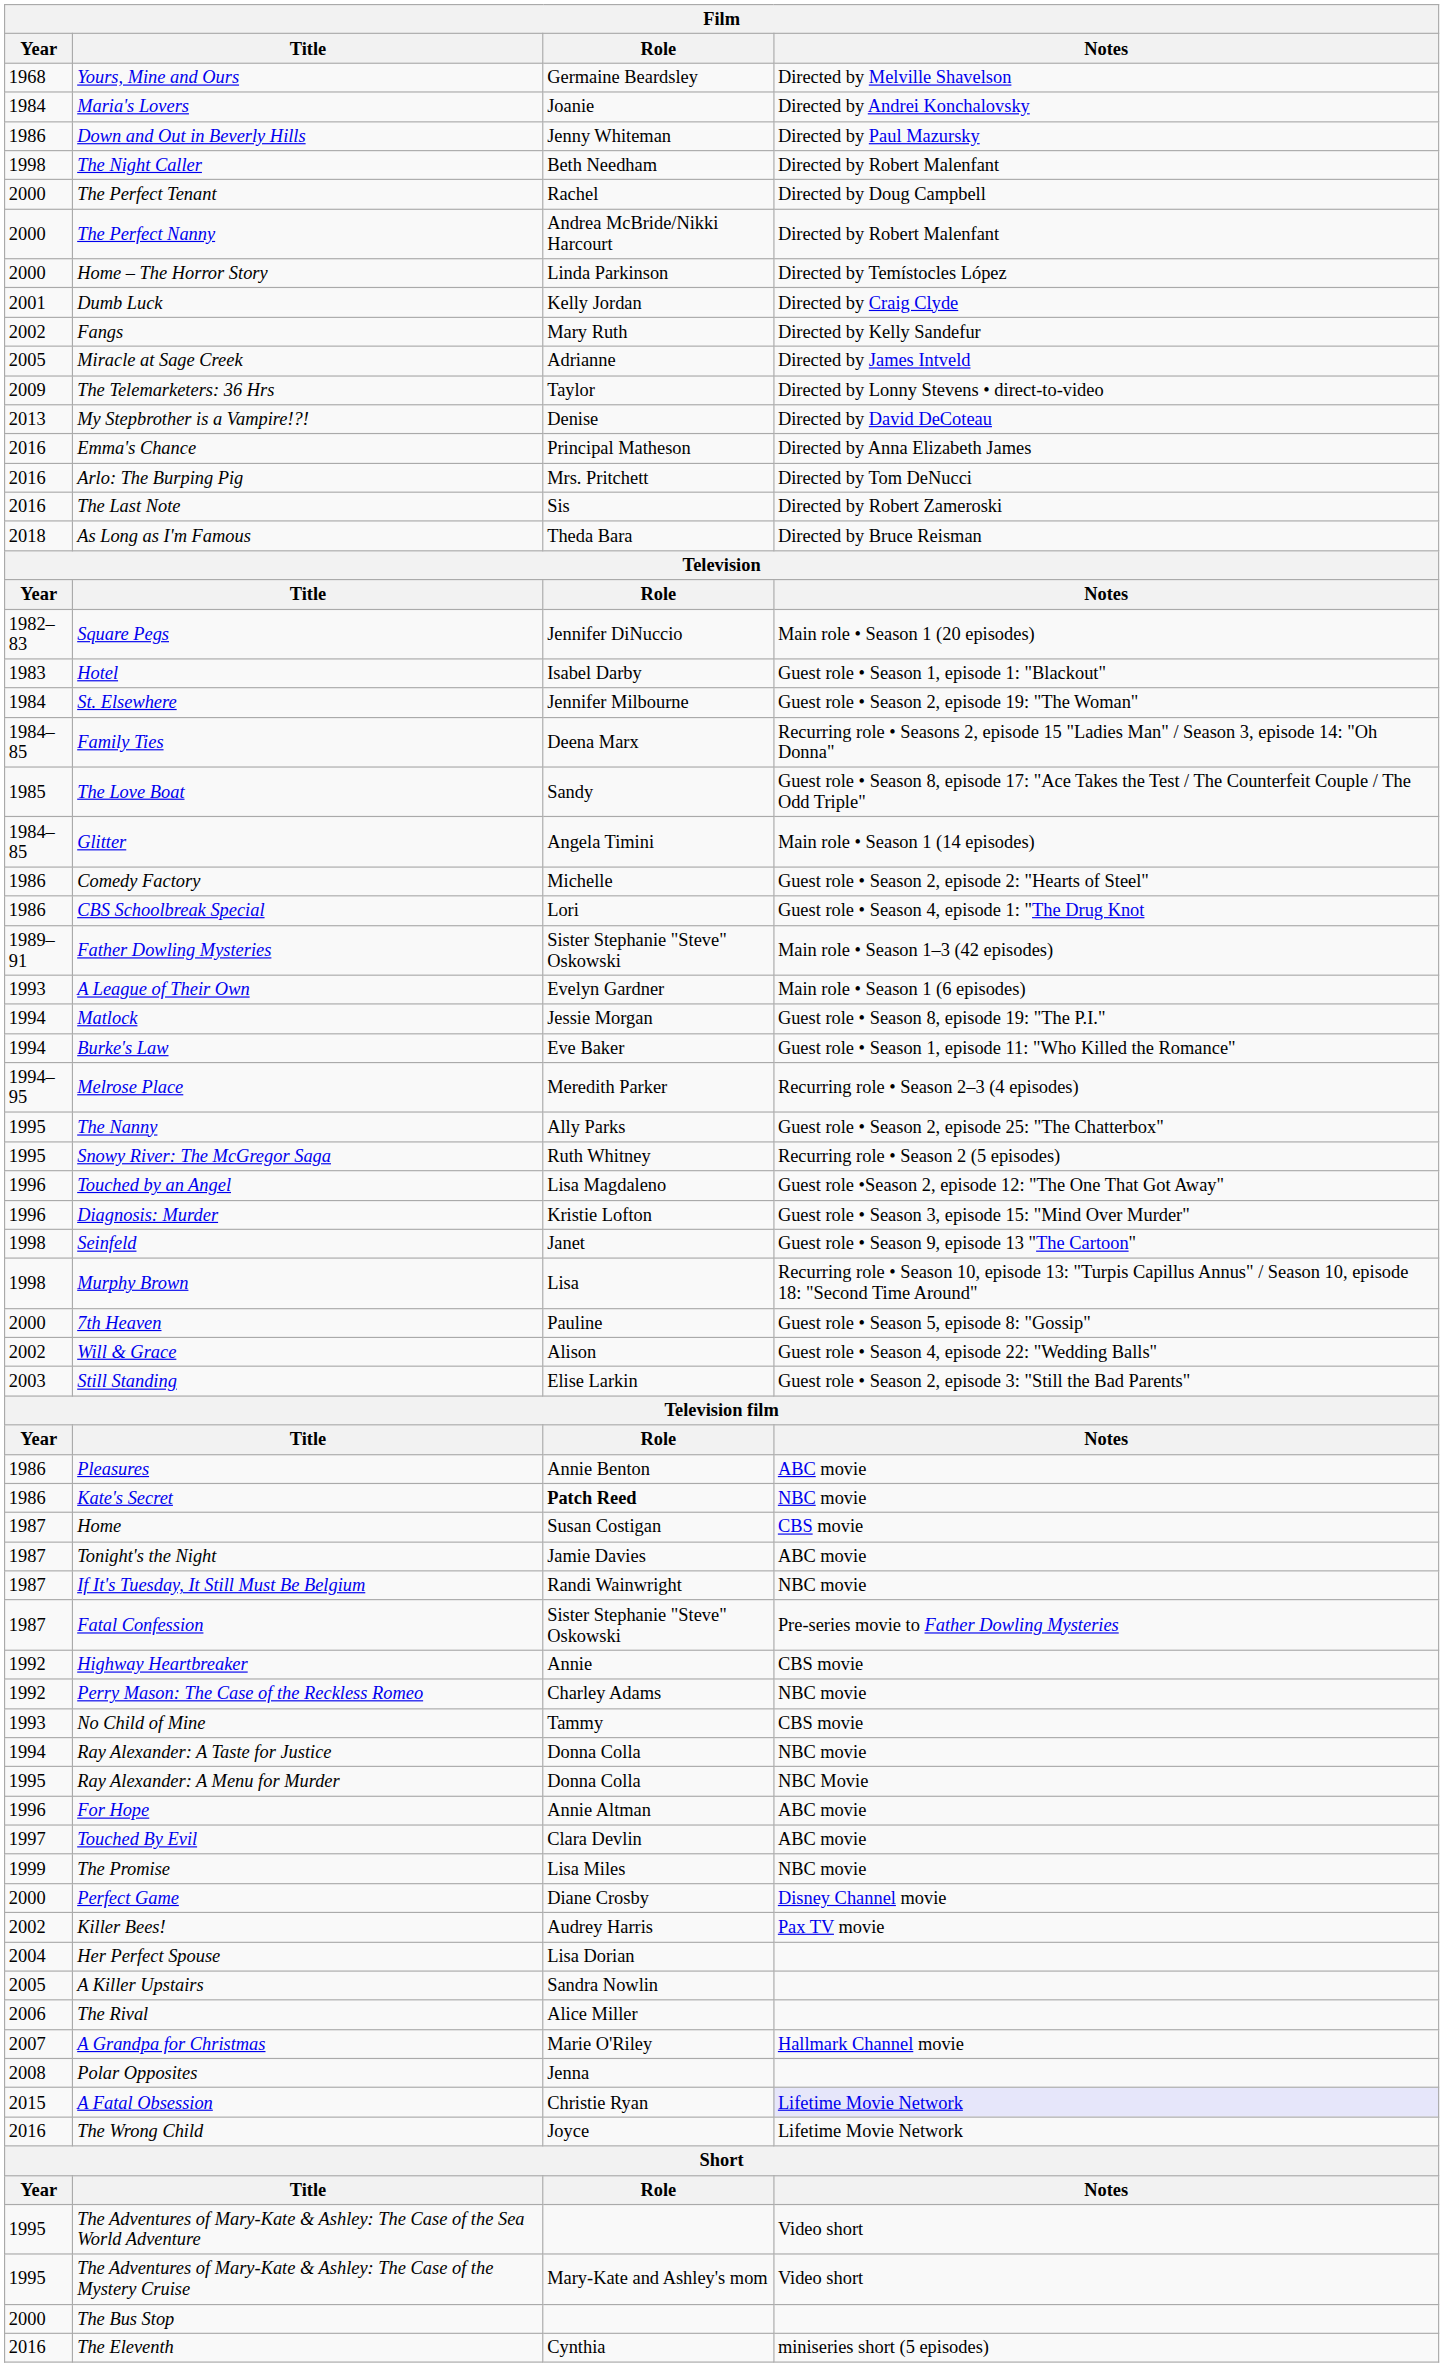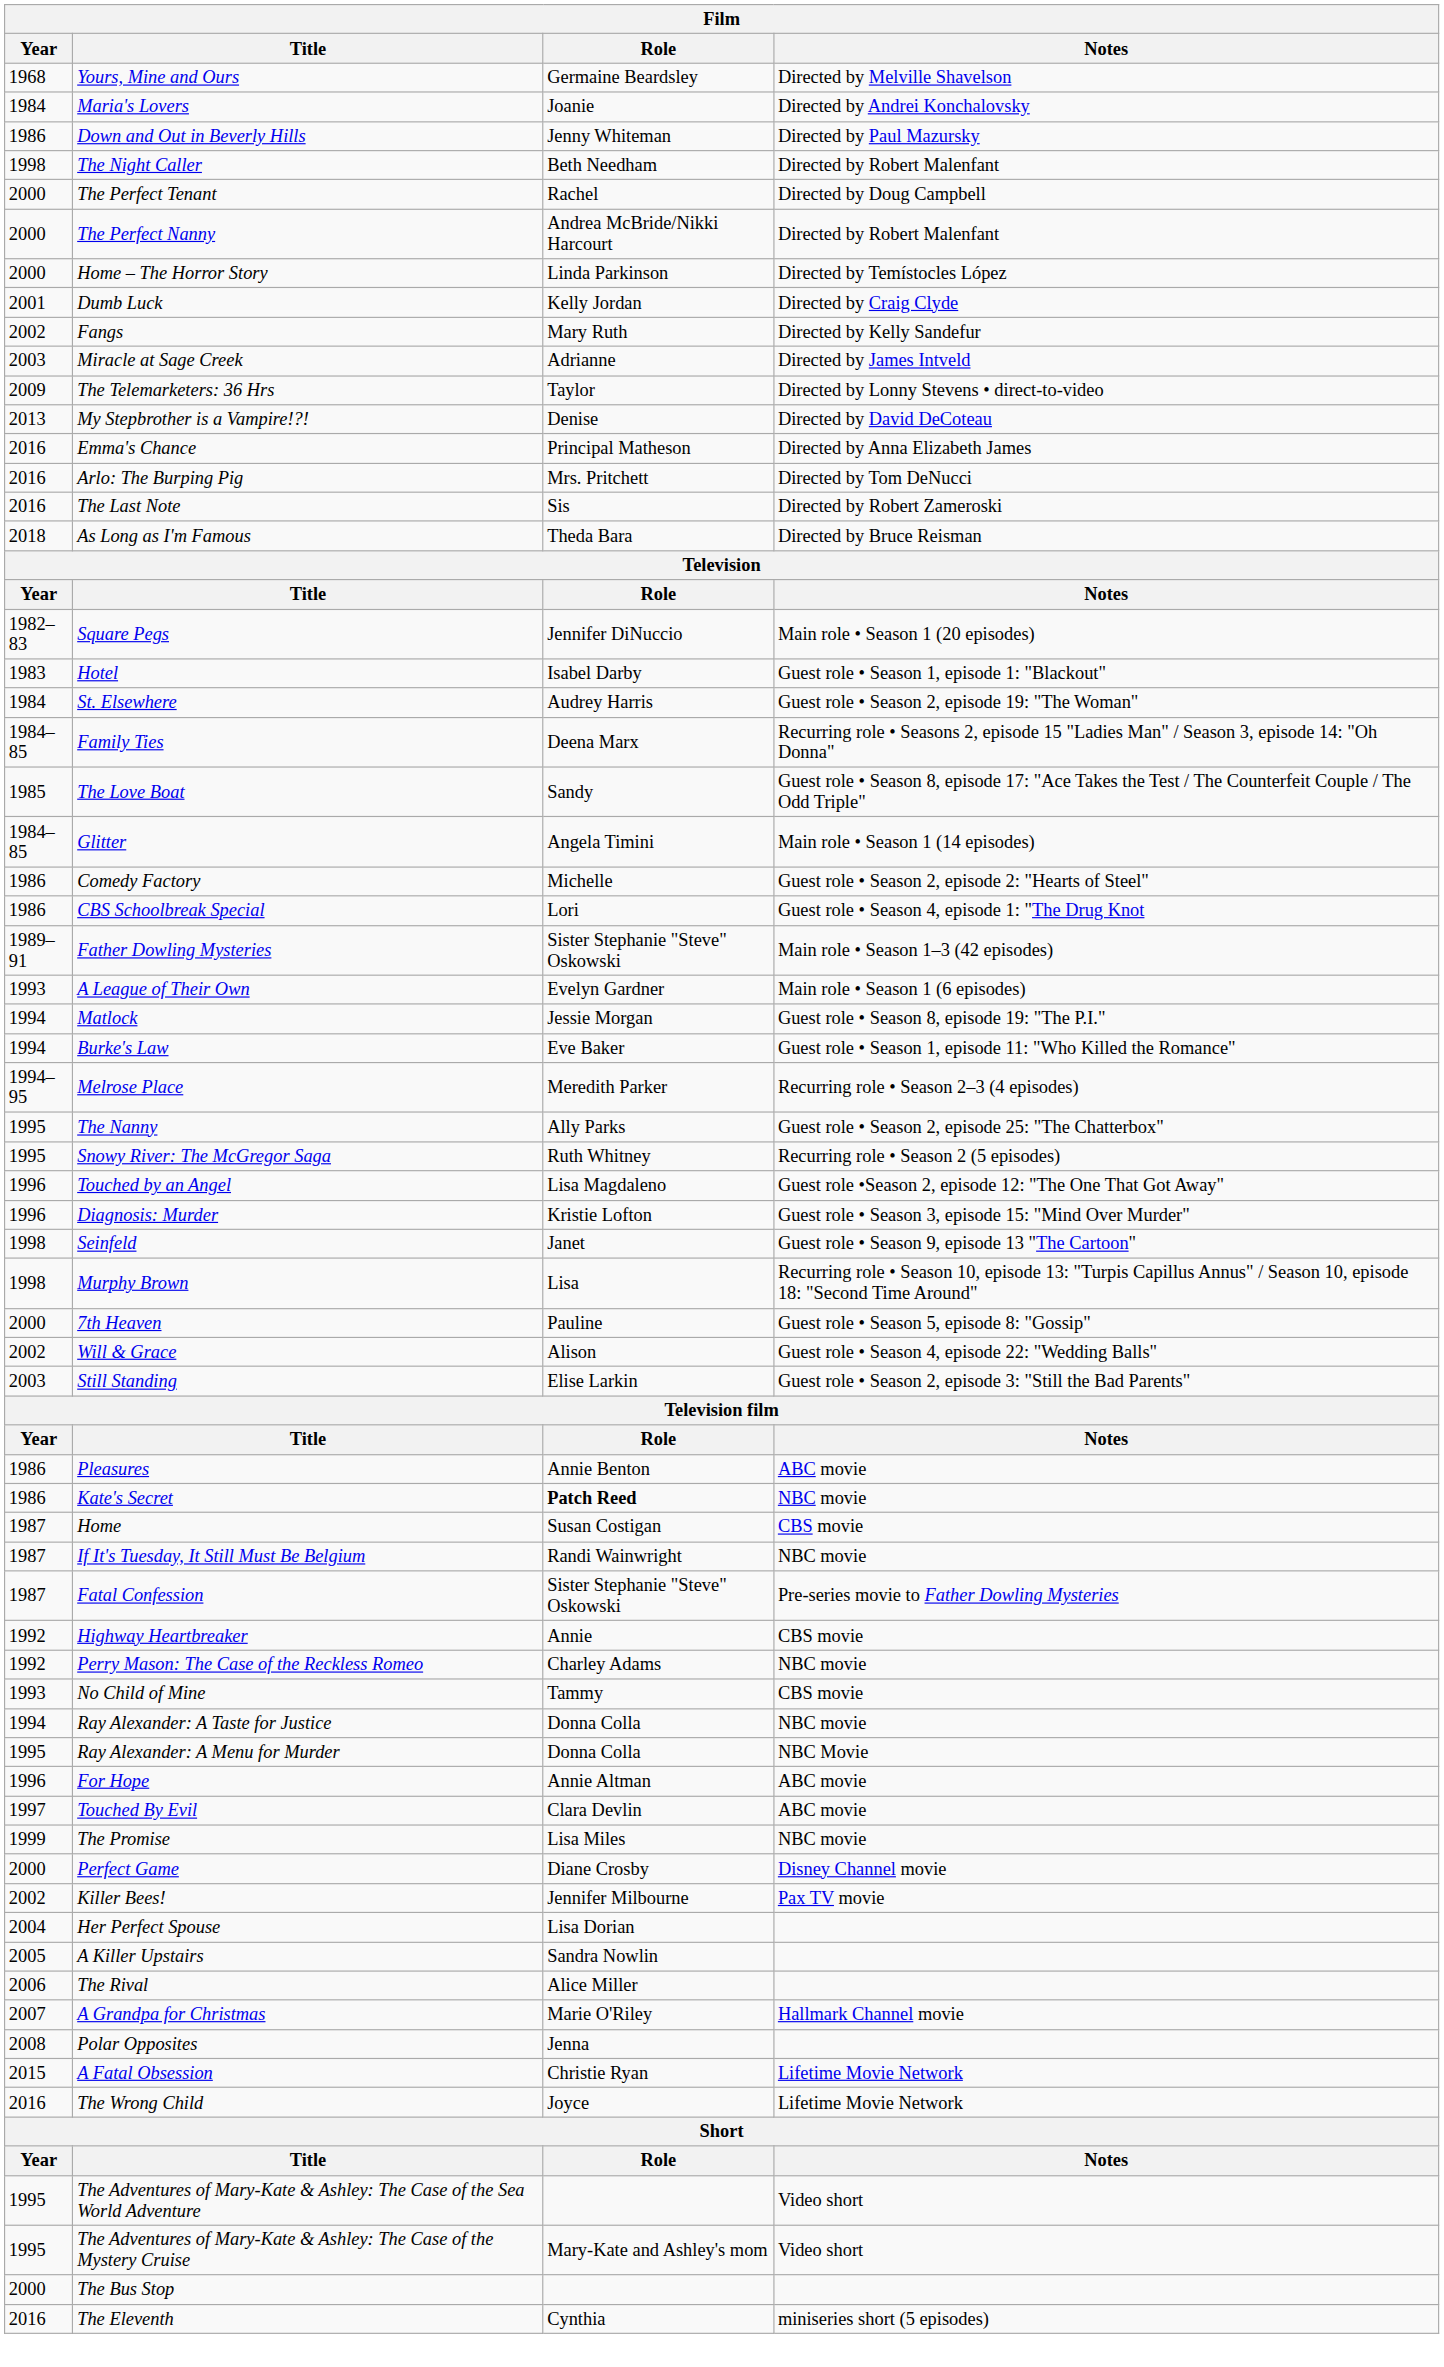(27, 360) 2005 -> (27, 360) 2003
(618, 702) Jennifer Milbourne -> (600, 702) Audrey Harris
- row: (147, 1556)
(600, 1927) Audrey Harris -> (618, 1897) Jennifer Milbourne
(870, 2102) lavender background -> (870, 2072) no background
